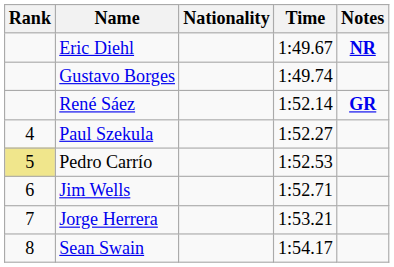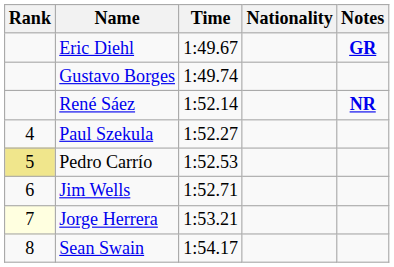columns swapped: (226, 18) <-> (305, 18)
(363, 47) NR -> (363, 47) GR
(363, 104) GR -> (363, 104) NR
(30, 219) no background -> (30, 219) lightyellow background
